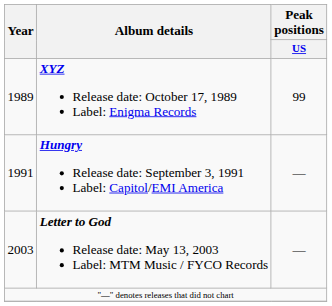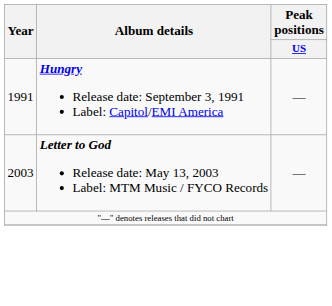- row: (154, 90)
